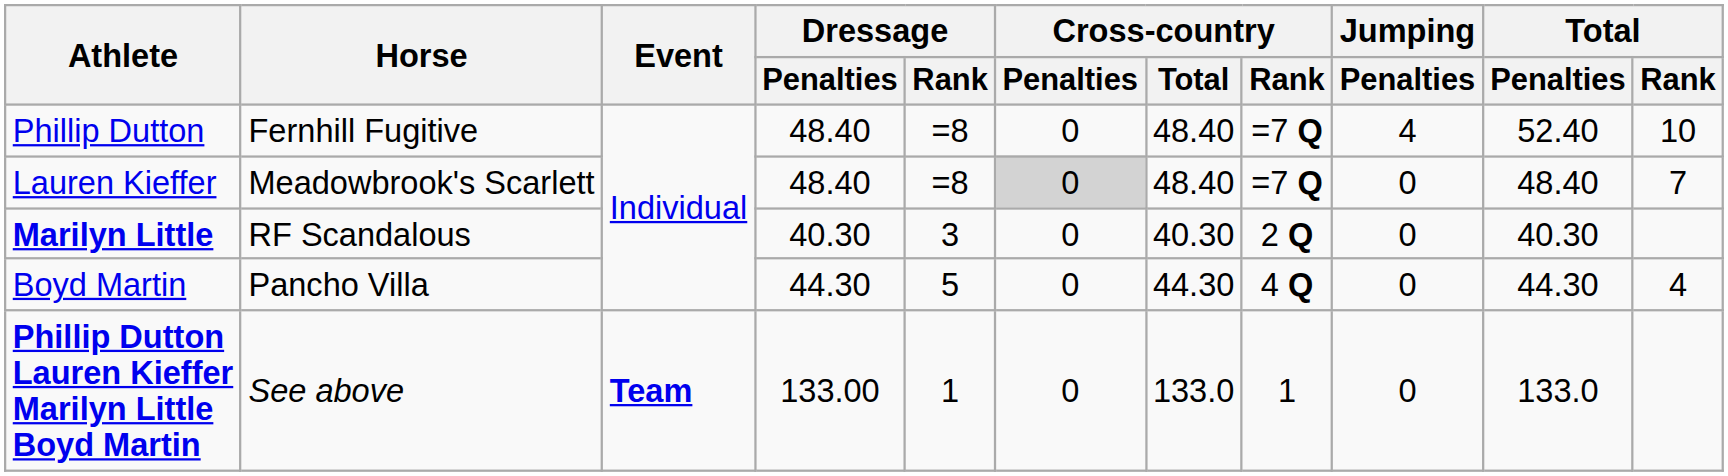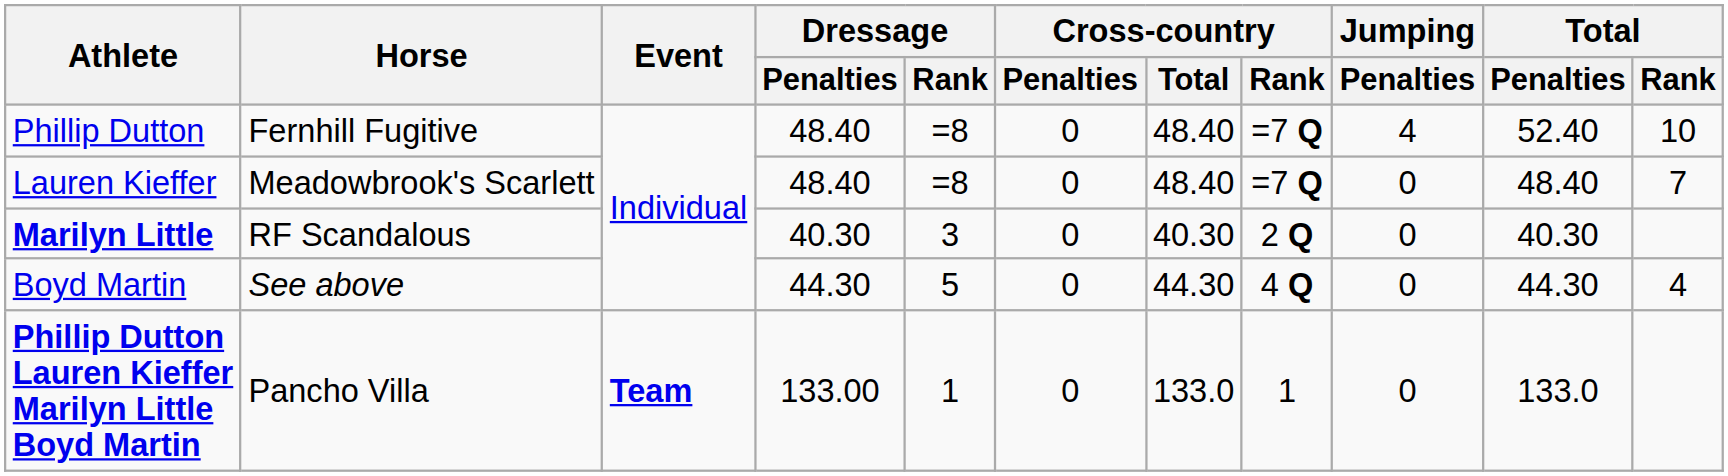(1070, 183) lightgrey background -> (1070, 183) no background
(339, 285) Pancho Villa -> (326, 285) See above
(326, 391) See above -> (339, 391) Pancho Villa
